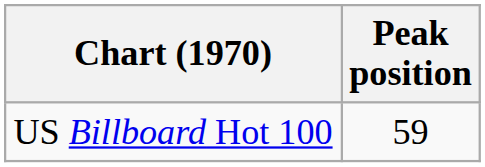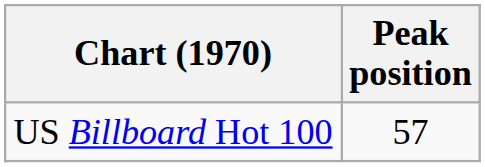(411, 131) 59 -> (411, 131) 57
